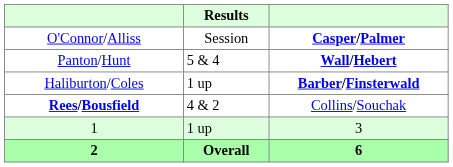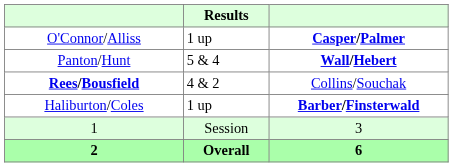(226, 38) Session -> (199, 38) 1 up
rows swapped: (94, 105) <-> (94, 83)
(199, 128) 1 up -> (226, 128) Session
